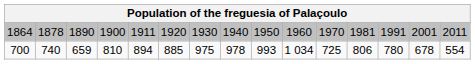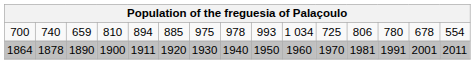rows swapped: (20, 31) <-> (20, 50)
